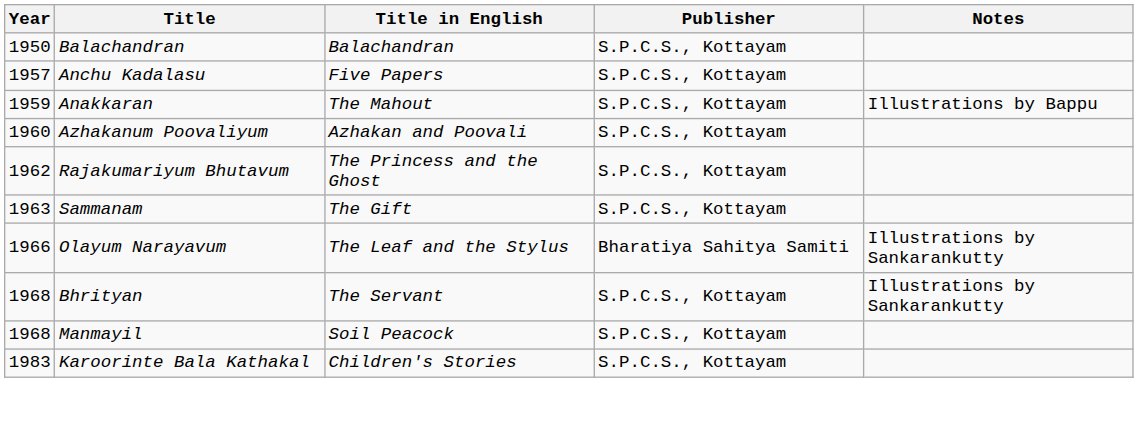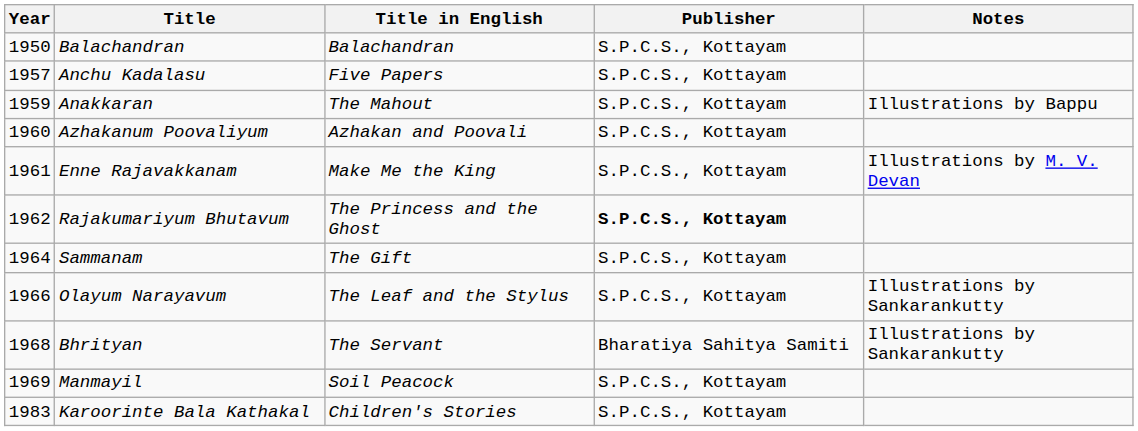+ row: (148, 171)
(692, 171) normal -> (692, 219) bold
(30, 209) 1963 -> (30, 258) 1964
(724, 248) Bharatiya Sahitya Samiti -> (692, 296) S.P.C.S., Kottayam
(692, 296) S.P.C.S., Kottayam -> (724, 345) Bharatiya Sahitya Samiti
(30, 335) 1968 -> (30, 383) 1969
